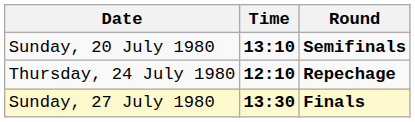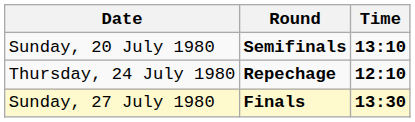columns swapped: (269, 19) <-> (355, 19)
